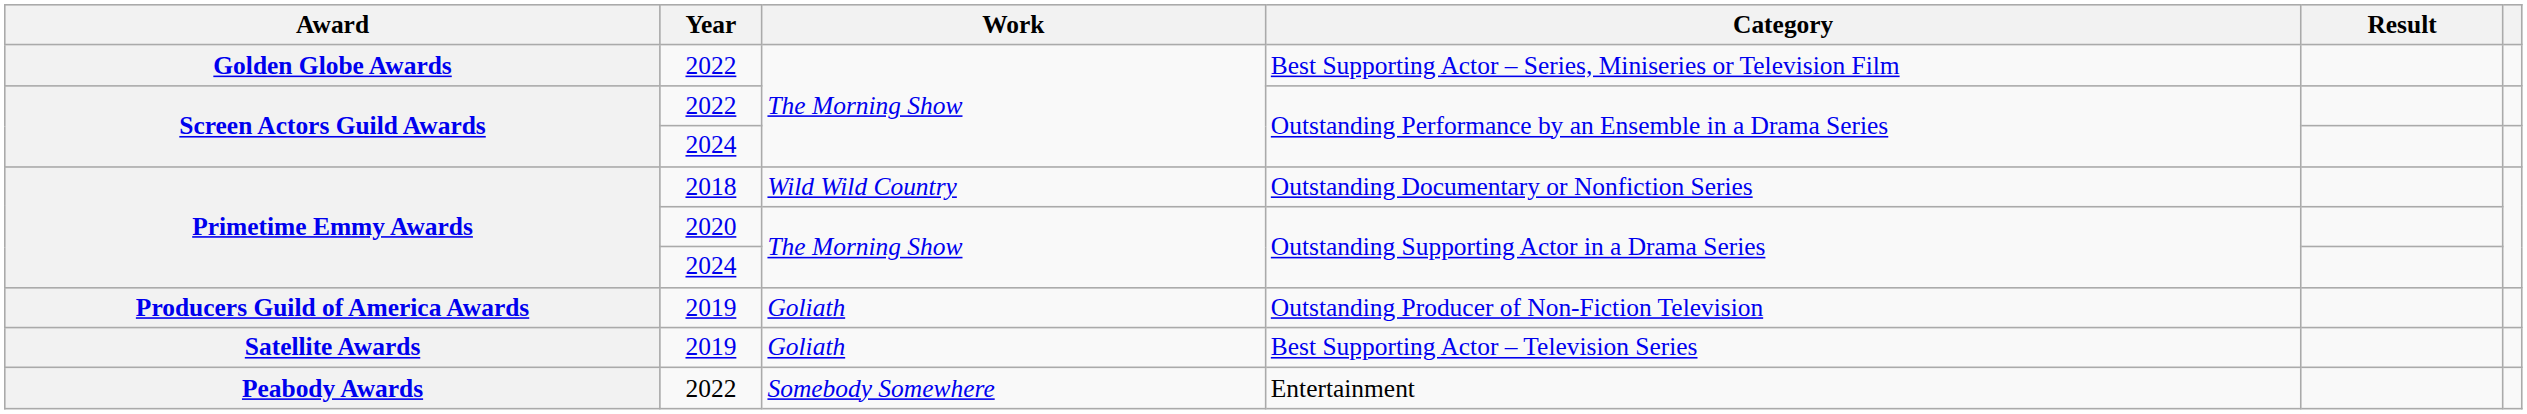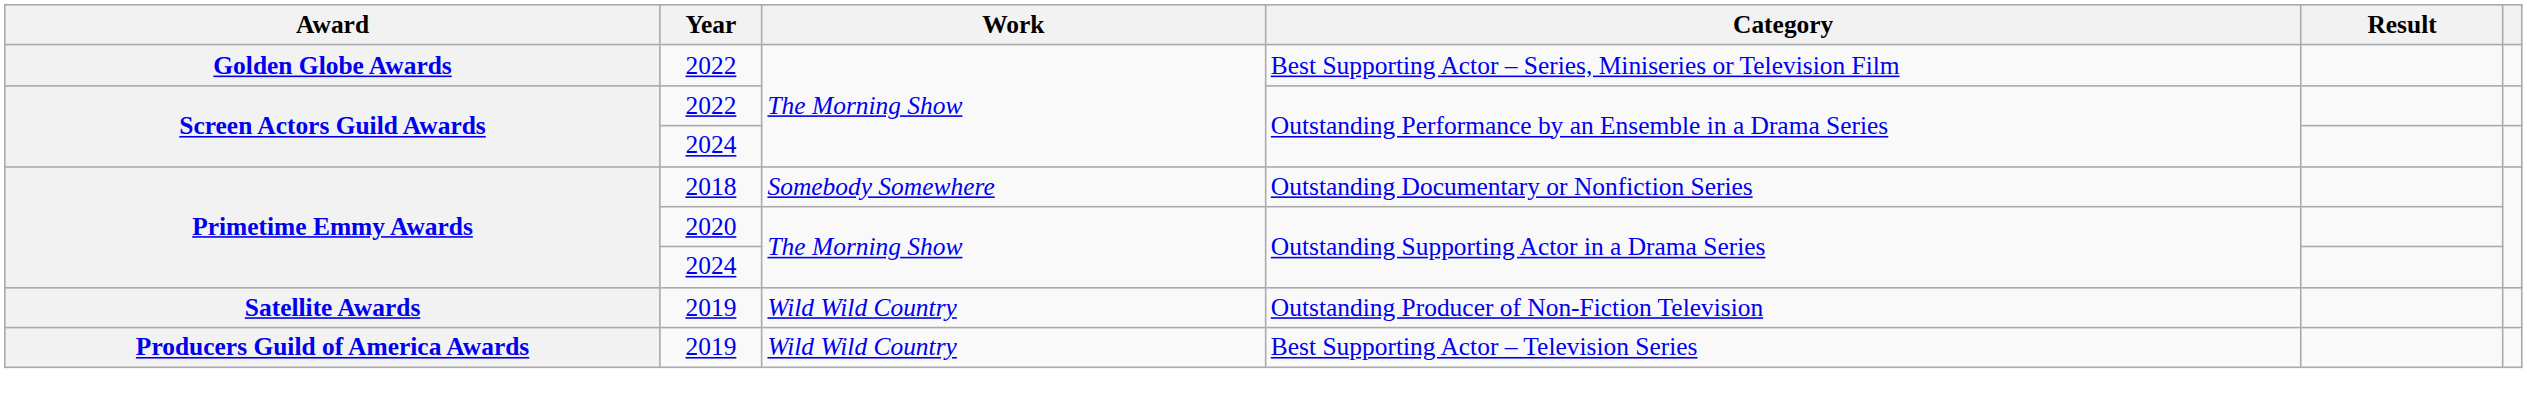(862, 186) Wild Wild Country -> (881, 186) Somebody Somewhere
(333, 307) Producers Guild of America Awards -> (333, 307) Satellite Awards
(806, 307) Goliath -> (862, 307) Wild Wild Country
(333, 347) Satellite Awards -> (333, 347) Producers Guild of America Awards
(806, 347) Goliath -> (862, 347) Wild Wild Country
- row: (711, 387)
